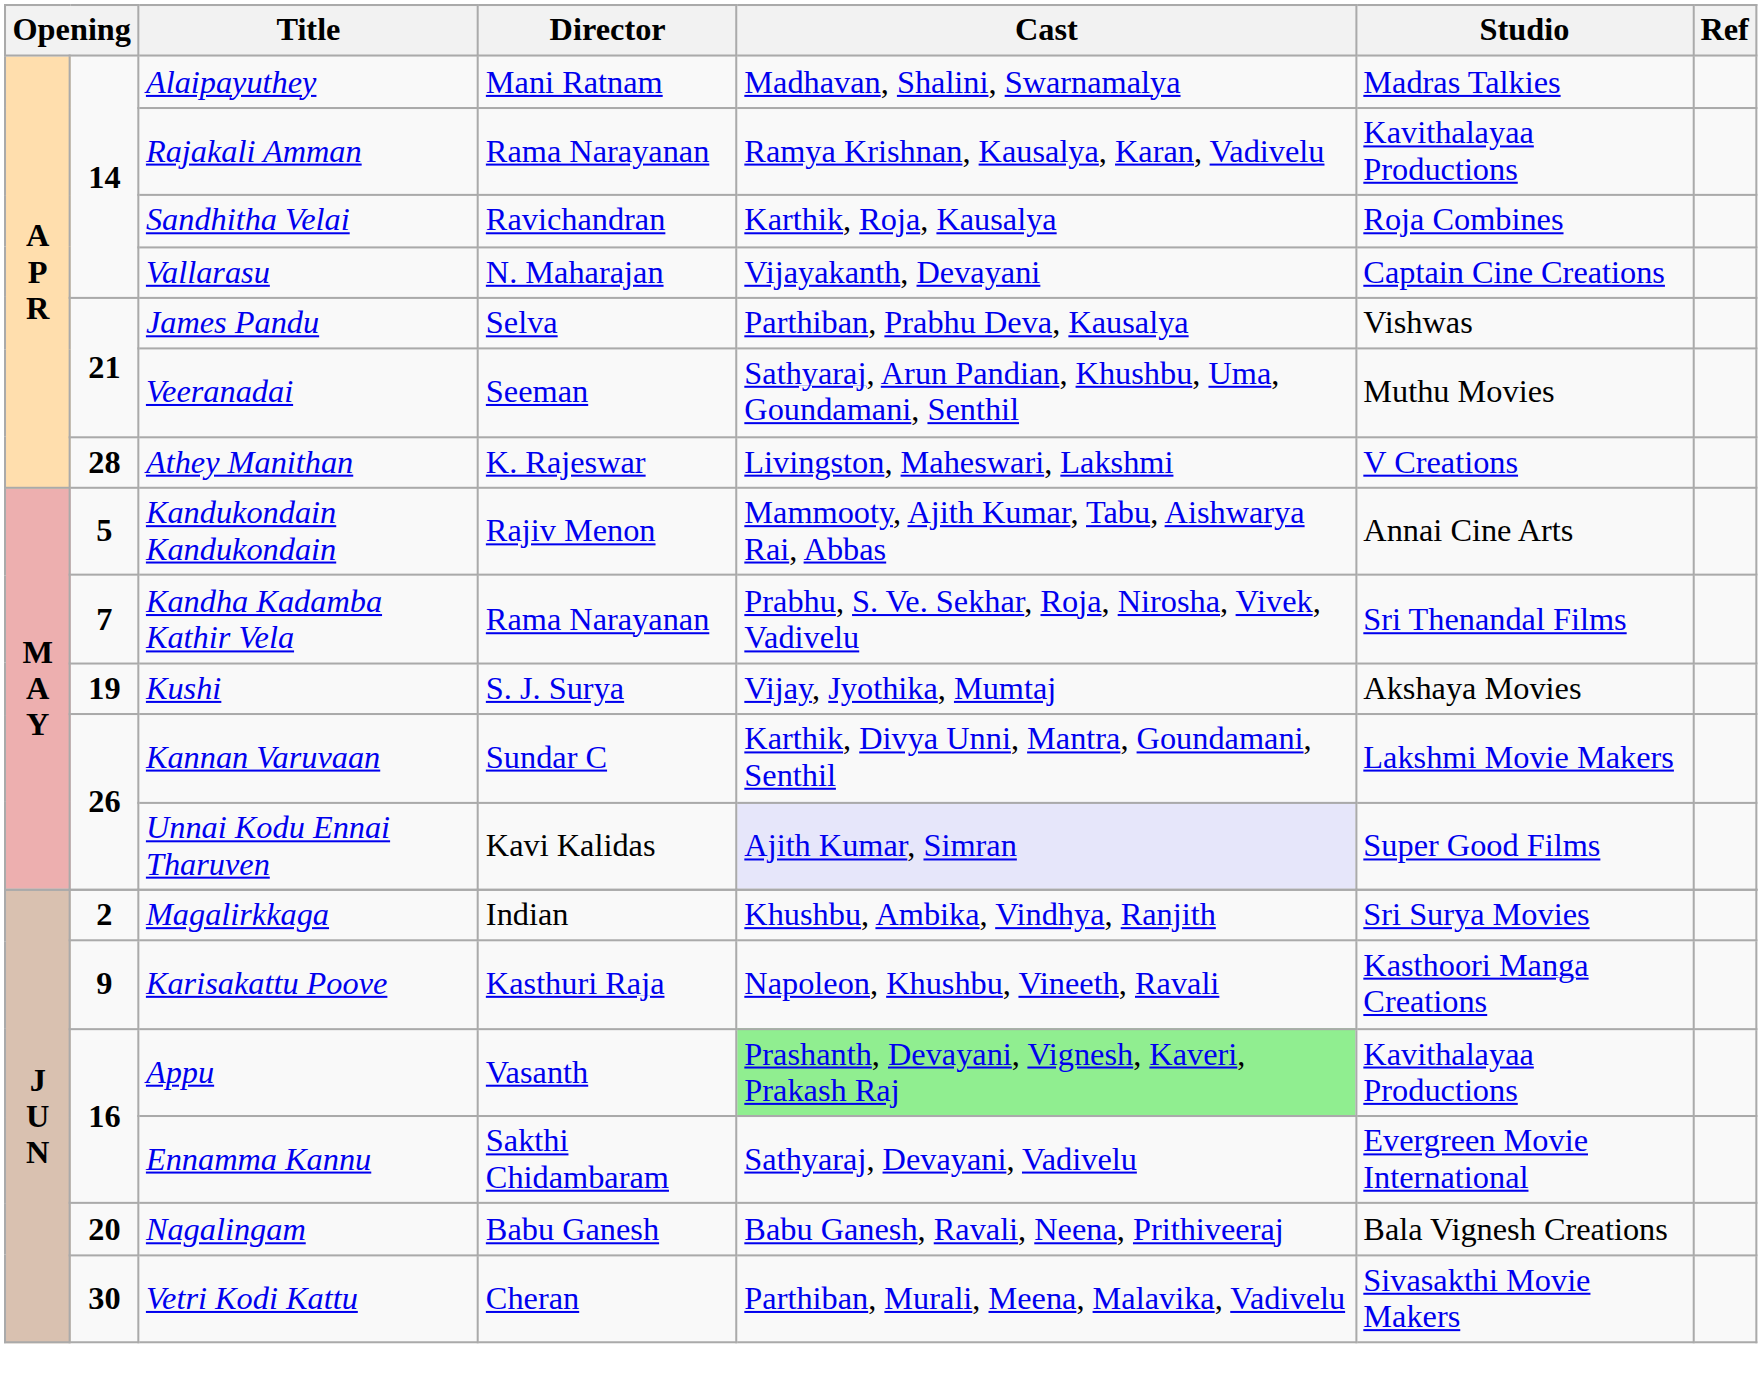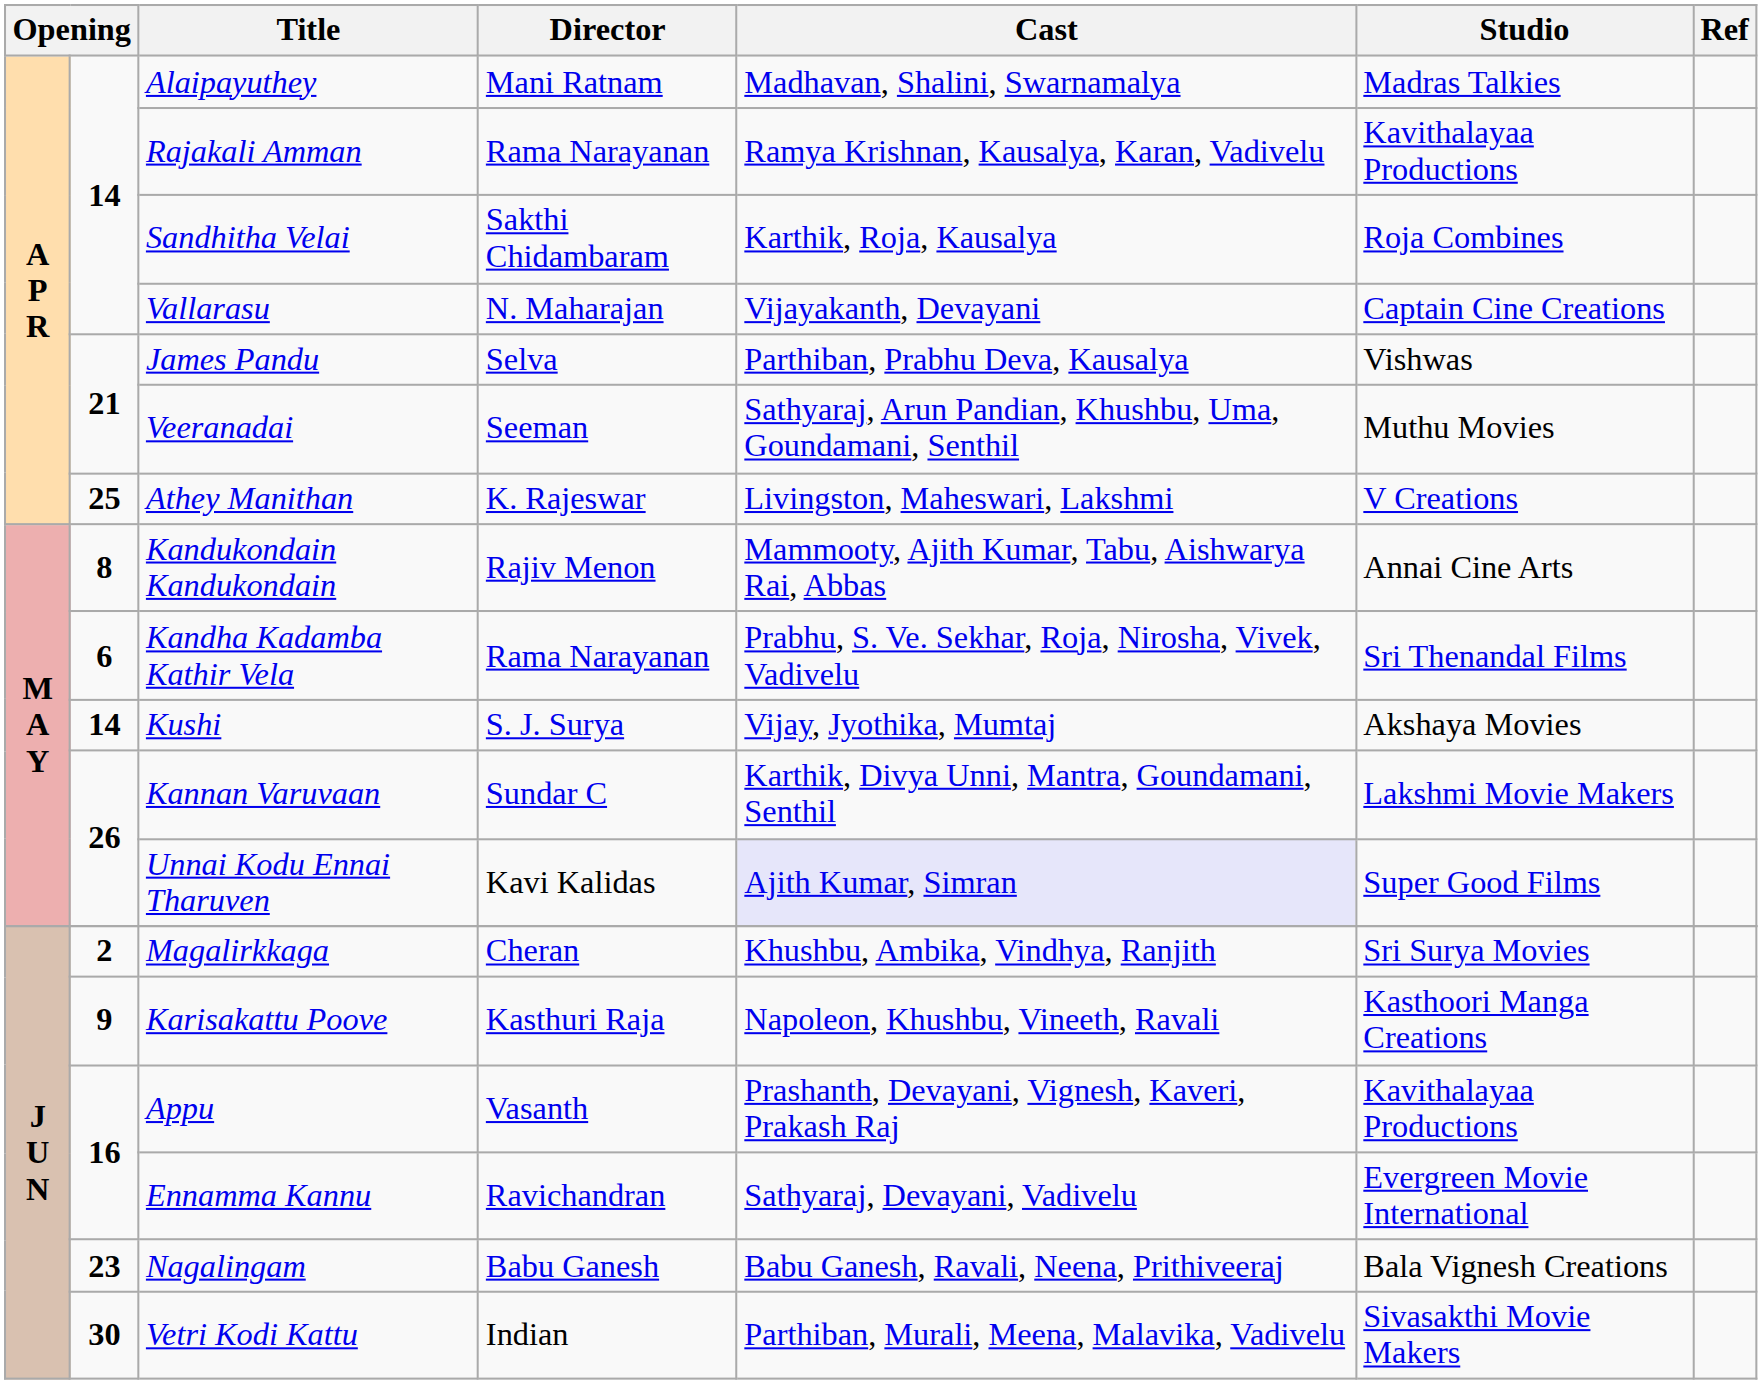(576, 220) Ravichandran -> (577, 238) Sakthi Chidambaram
(104, 461) 28 -> (104, 498) 25
(104, 531) 5 -> (104, 567) 8
(104, 618) 7 -> (104, 655) 6
(104, 688) 19 -> (104, 724) 14
(527, 914) Indian -> (533, 950) Cheran
(995, 1071) lightgreen background -> (995, 1108) no background
(577, 1159) Sakthi Chidambaram -> (576, 1195) Ravichandran
(104, 1228) 20 -> (104, 1265) 23
(533, 1298) Cheran -> (527, 1334) Indian
